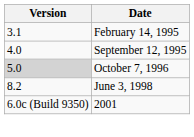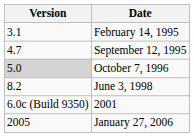(14, 50) 4.0 -> (14, 50) 4.7
+ row: (133, 123)
